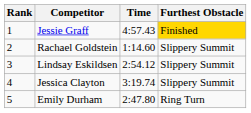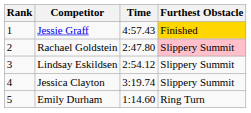(139, 47) 1:14.60 -> (139, 47) 2:47.80
(197, 47) no background -> (197, 47) pink background
(139, 99) 2:47.80 -> (139, 99) 1:14.60
